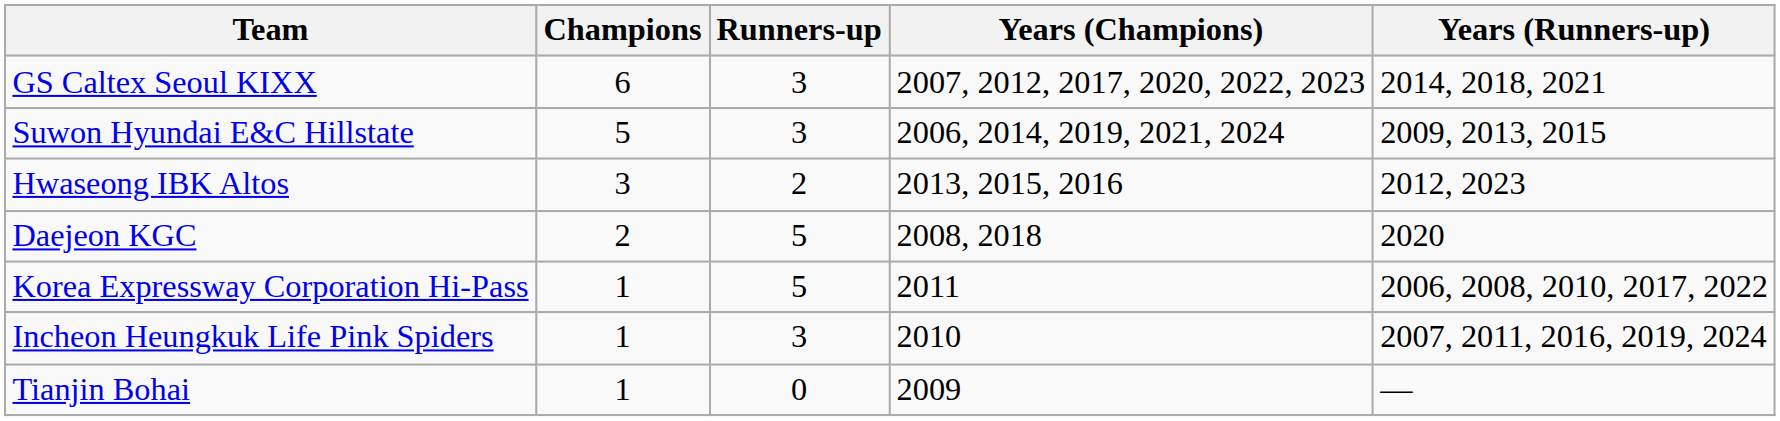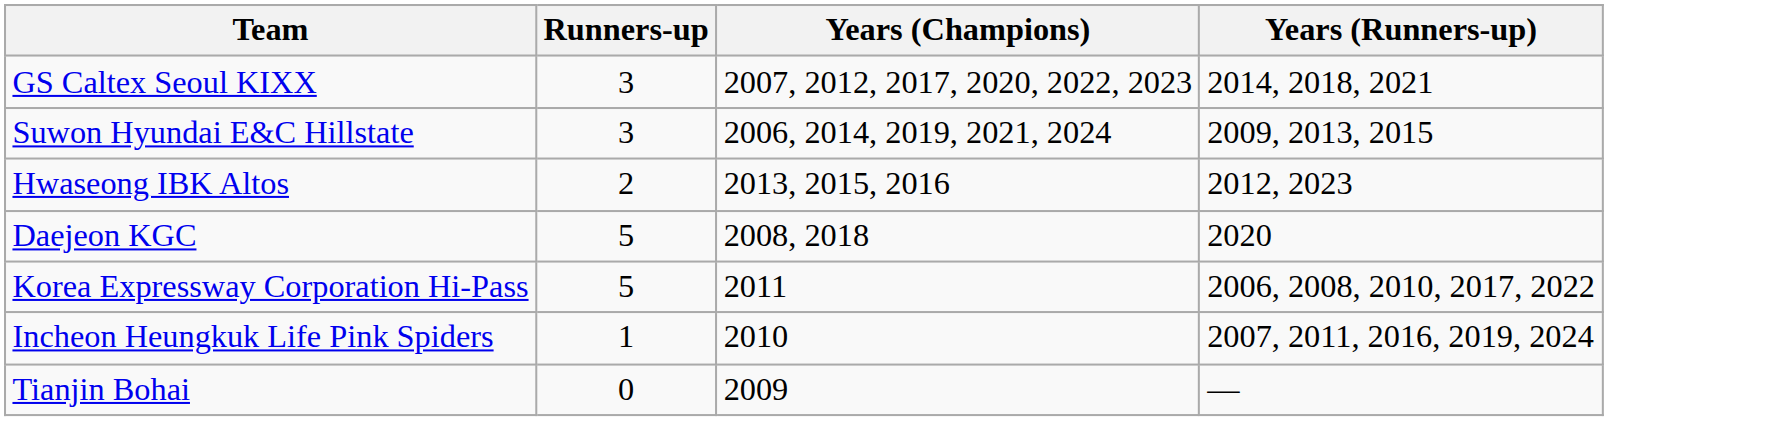- column: (622, 30)
(799, 337) 3 -> (626, 337) 1
